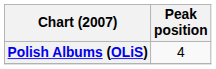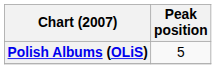(181, 52) 4 -> (181, 52) 5
